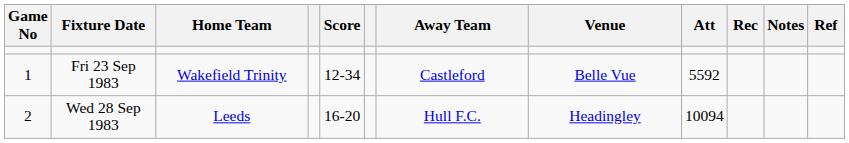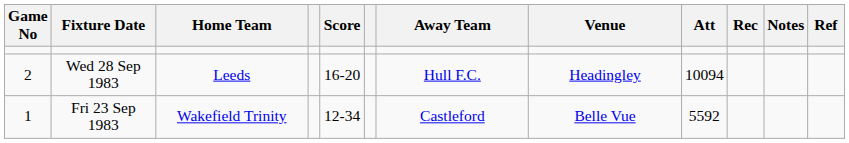rows swapped: (103, 74) <-> (103, 116)
